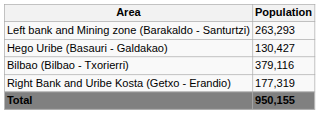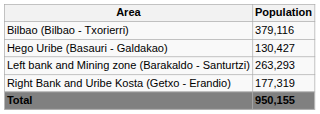rows swapped: (128, 30) <-> (68, 65)
